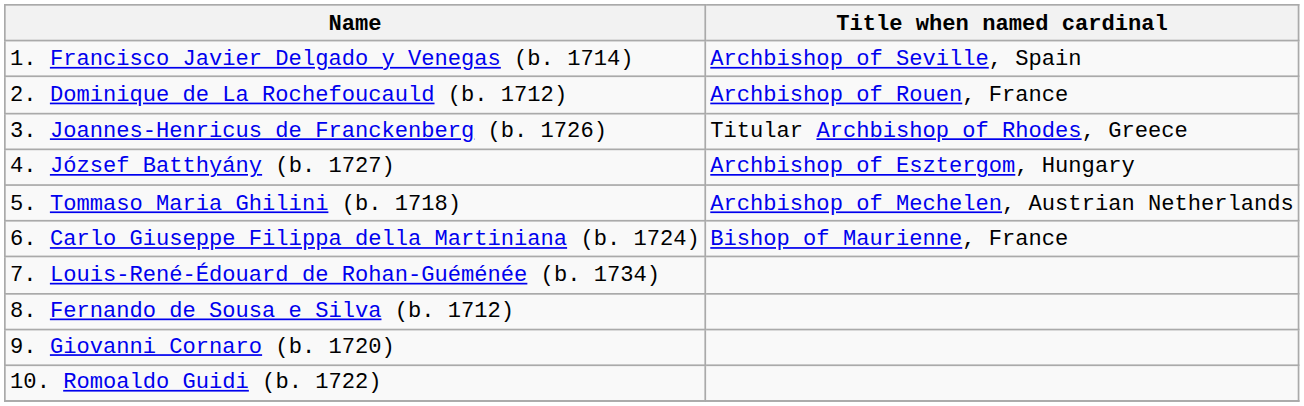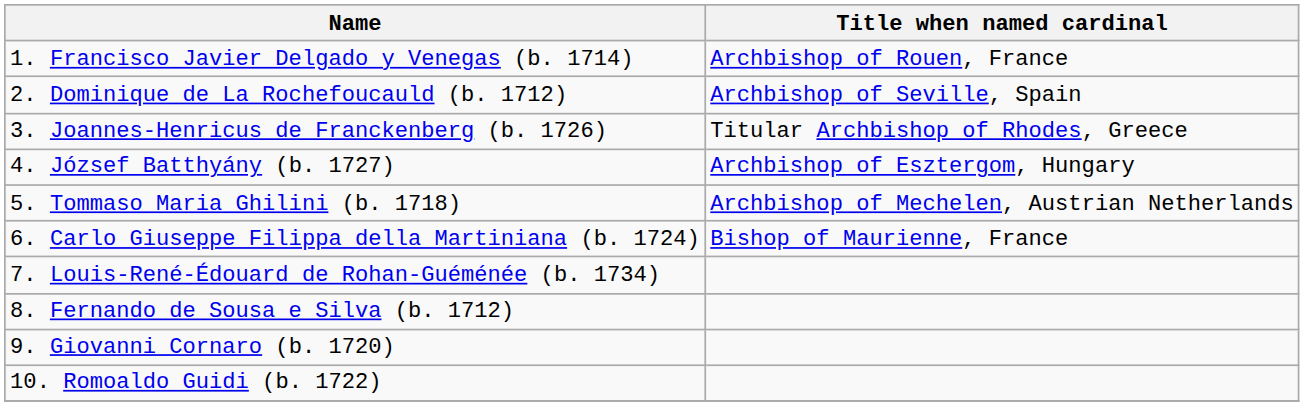(896, 59) Archbishop of Seville, Spain -> (889, 59) Archbishop of Rouen, France
(889, 95) Archbishop of Rouen, France -> (896, 95) Archbishop of Seville, Spain
